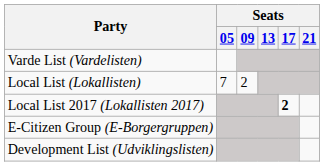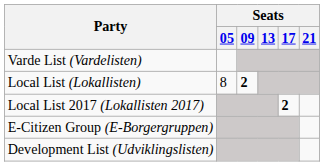(223, 82) 7 -> (223, 82) 8
(244, 82) normal -> (244, 82) bold
